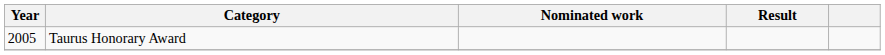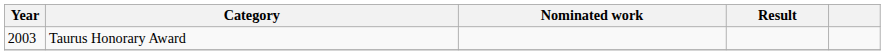(22, 38) 2005 -> (22, 38) 2003
